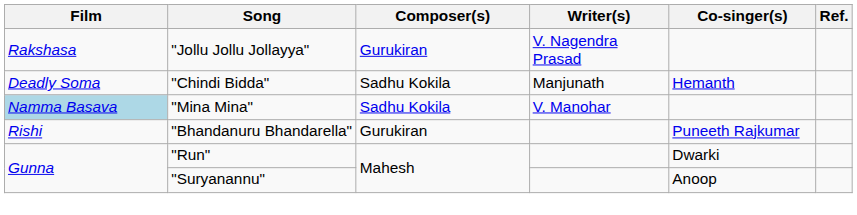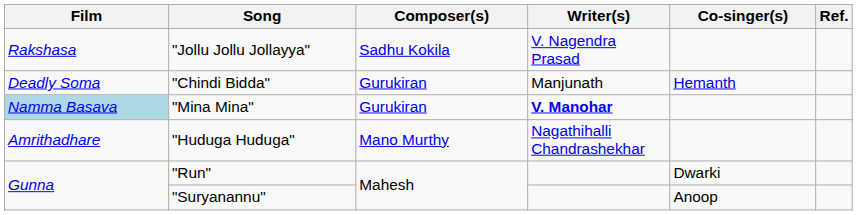(394, 49) Gurukiran -> (405, 49) Sadhu Kokila
(405, 82) Sadhu Kokila -> (393, 82) Gurukiran
(405, 107) Sadhu Kokila -> (393, 107) Gurukiran
(572, 107) normal -> (572, 107) bold
+ row: (233, 140)
- row: (262, 131)
